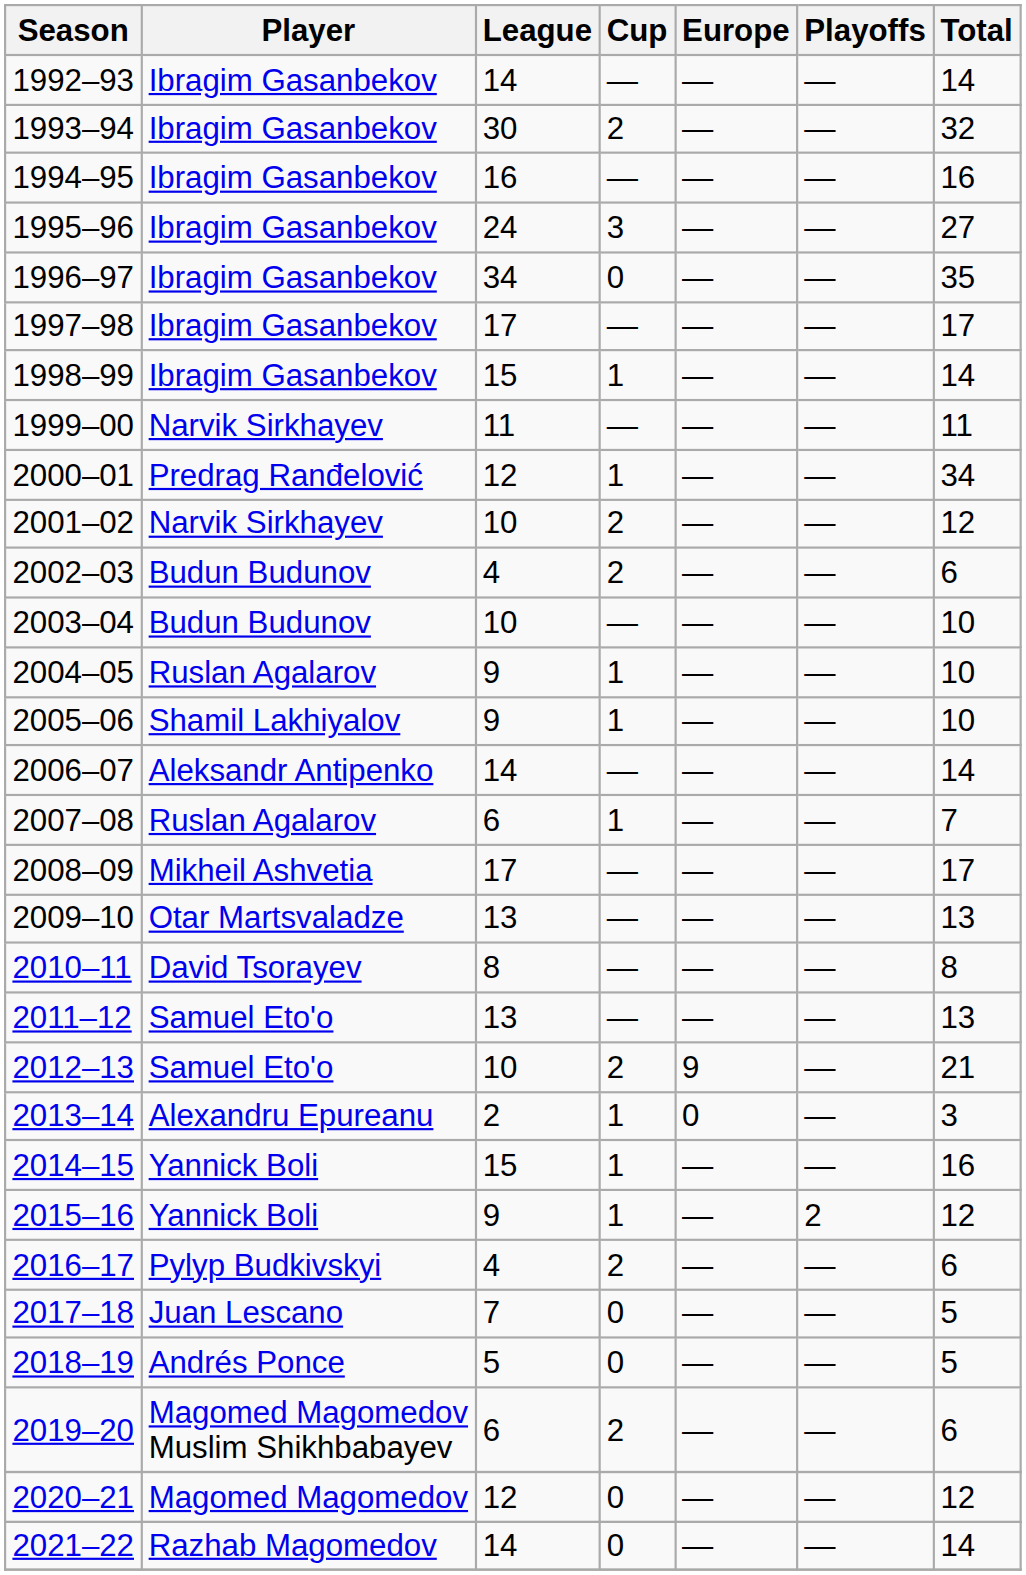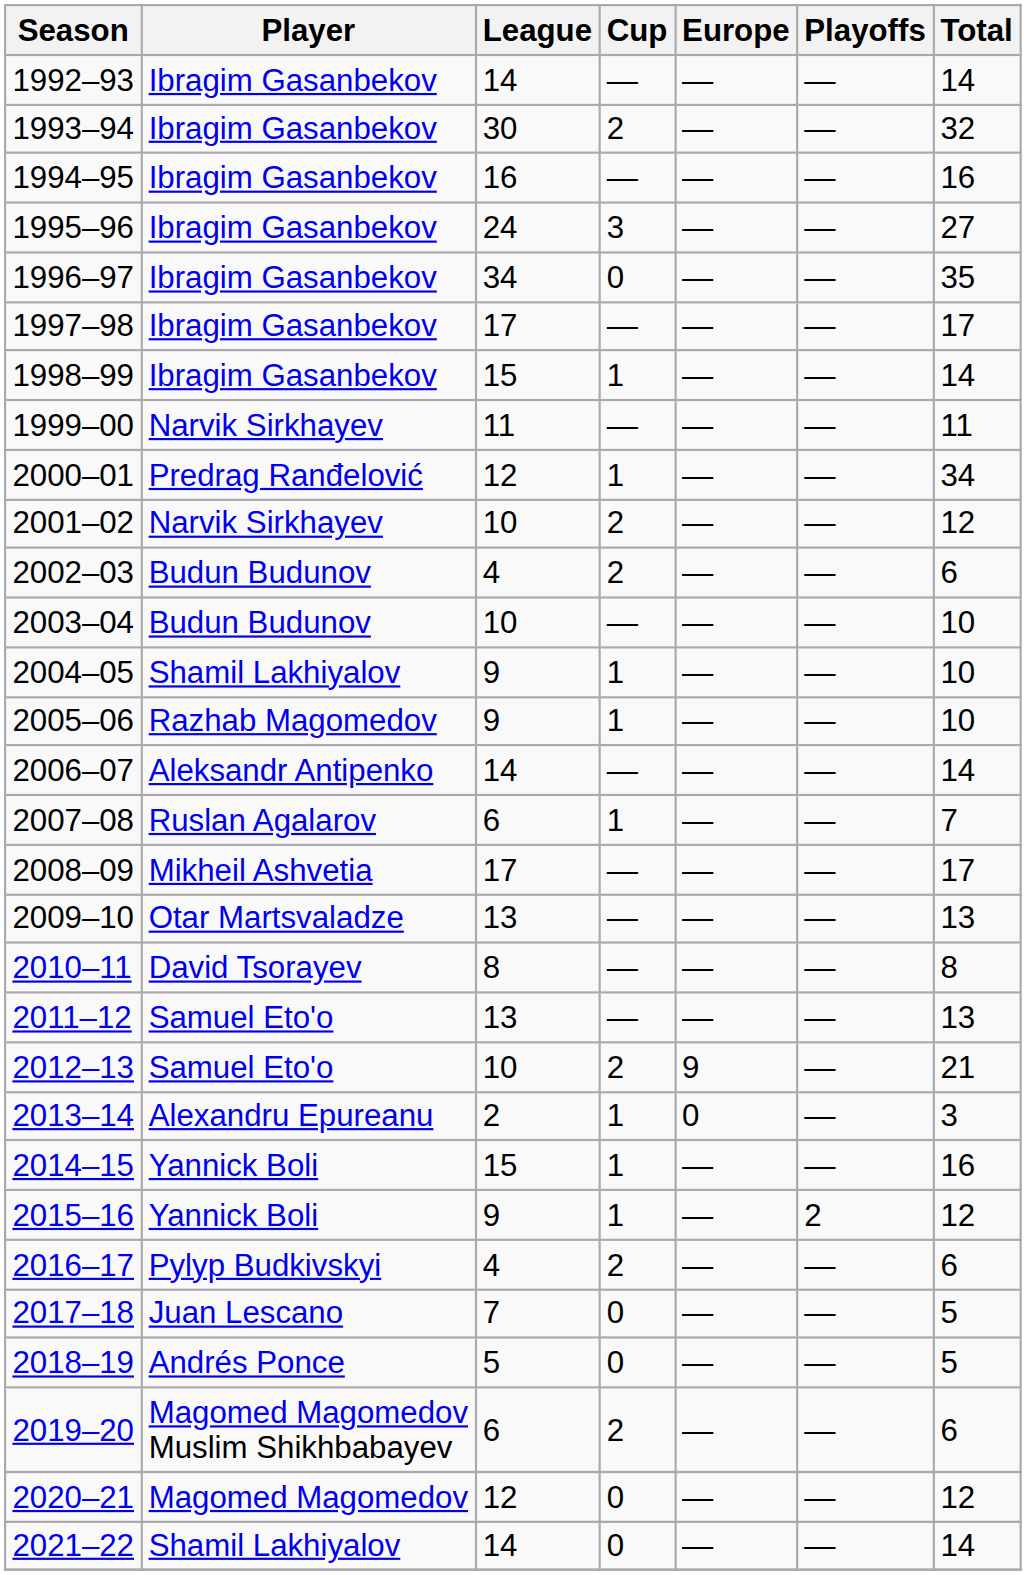(262, 672) Ruslan Agalarov -> (274, 672) Shamil Lakhiyalov
(274, 721) Shamil Lakhiyalov -> (293, 721) Razhab Magomedov
(293, 1546) Razhab Magomedov -> (274, 1546) Shamil Lakhiyalov
